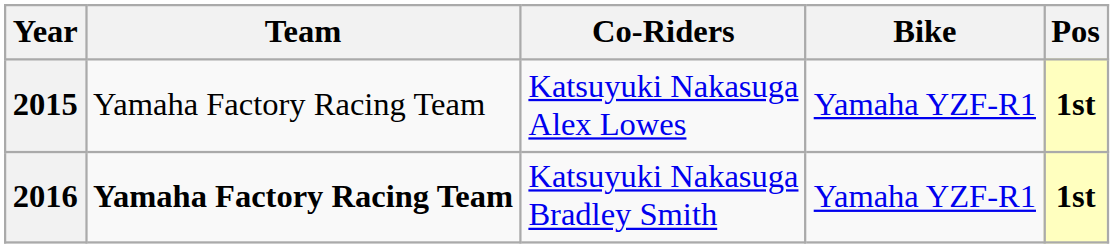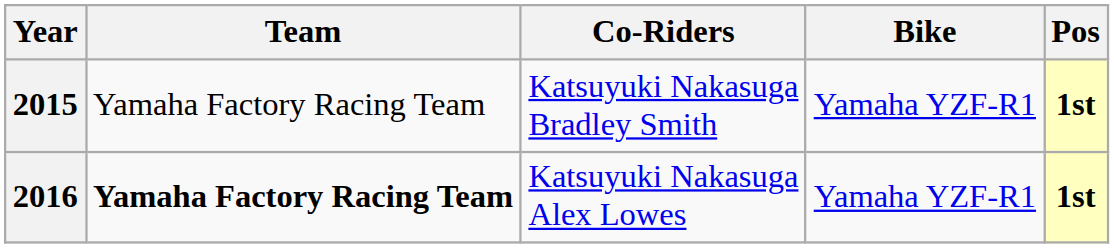(663, 104) Katsuyuki Nakasuga Alex Lowes -> (663, 104) Katsuyuki Nakasuga Bradley Smith
(663, 196) Katsuyuki Nakasuga Bradley Smith -> (663, 196) Katsuyuki Nakasuga Alex Lowes
